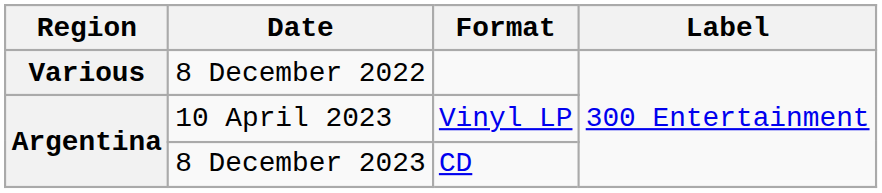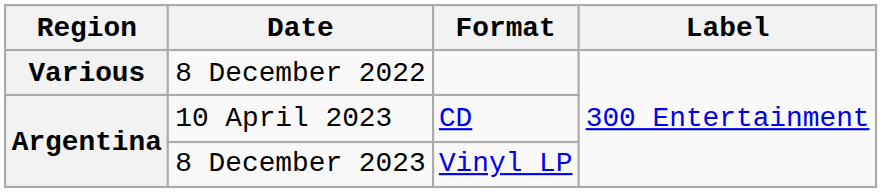(506, 118) Vinyl LP -> (456, 118) CD
(456, 164) CD -> (506, 164) Vinyl LP
